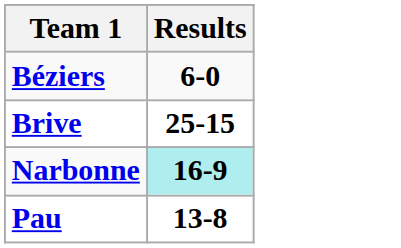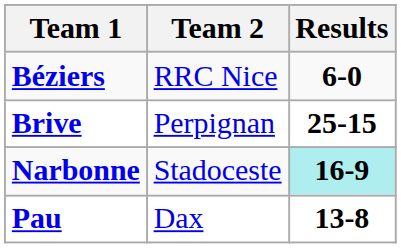+ column: (218, 28)
